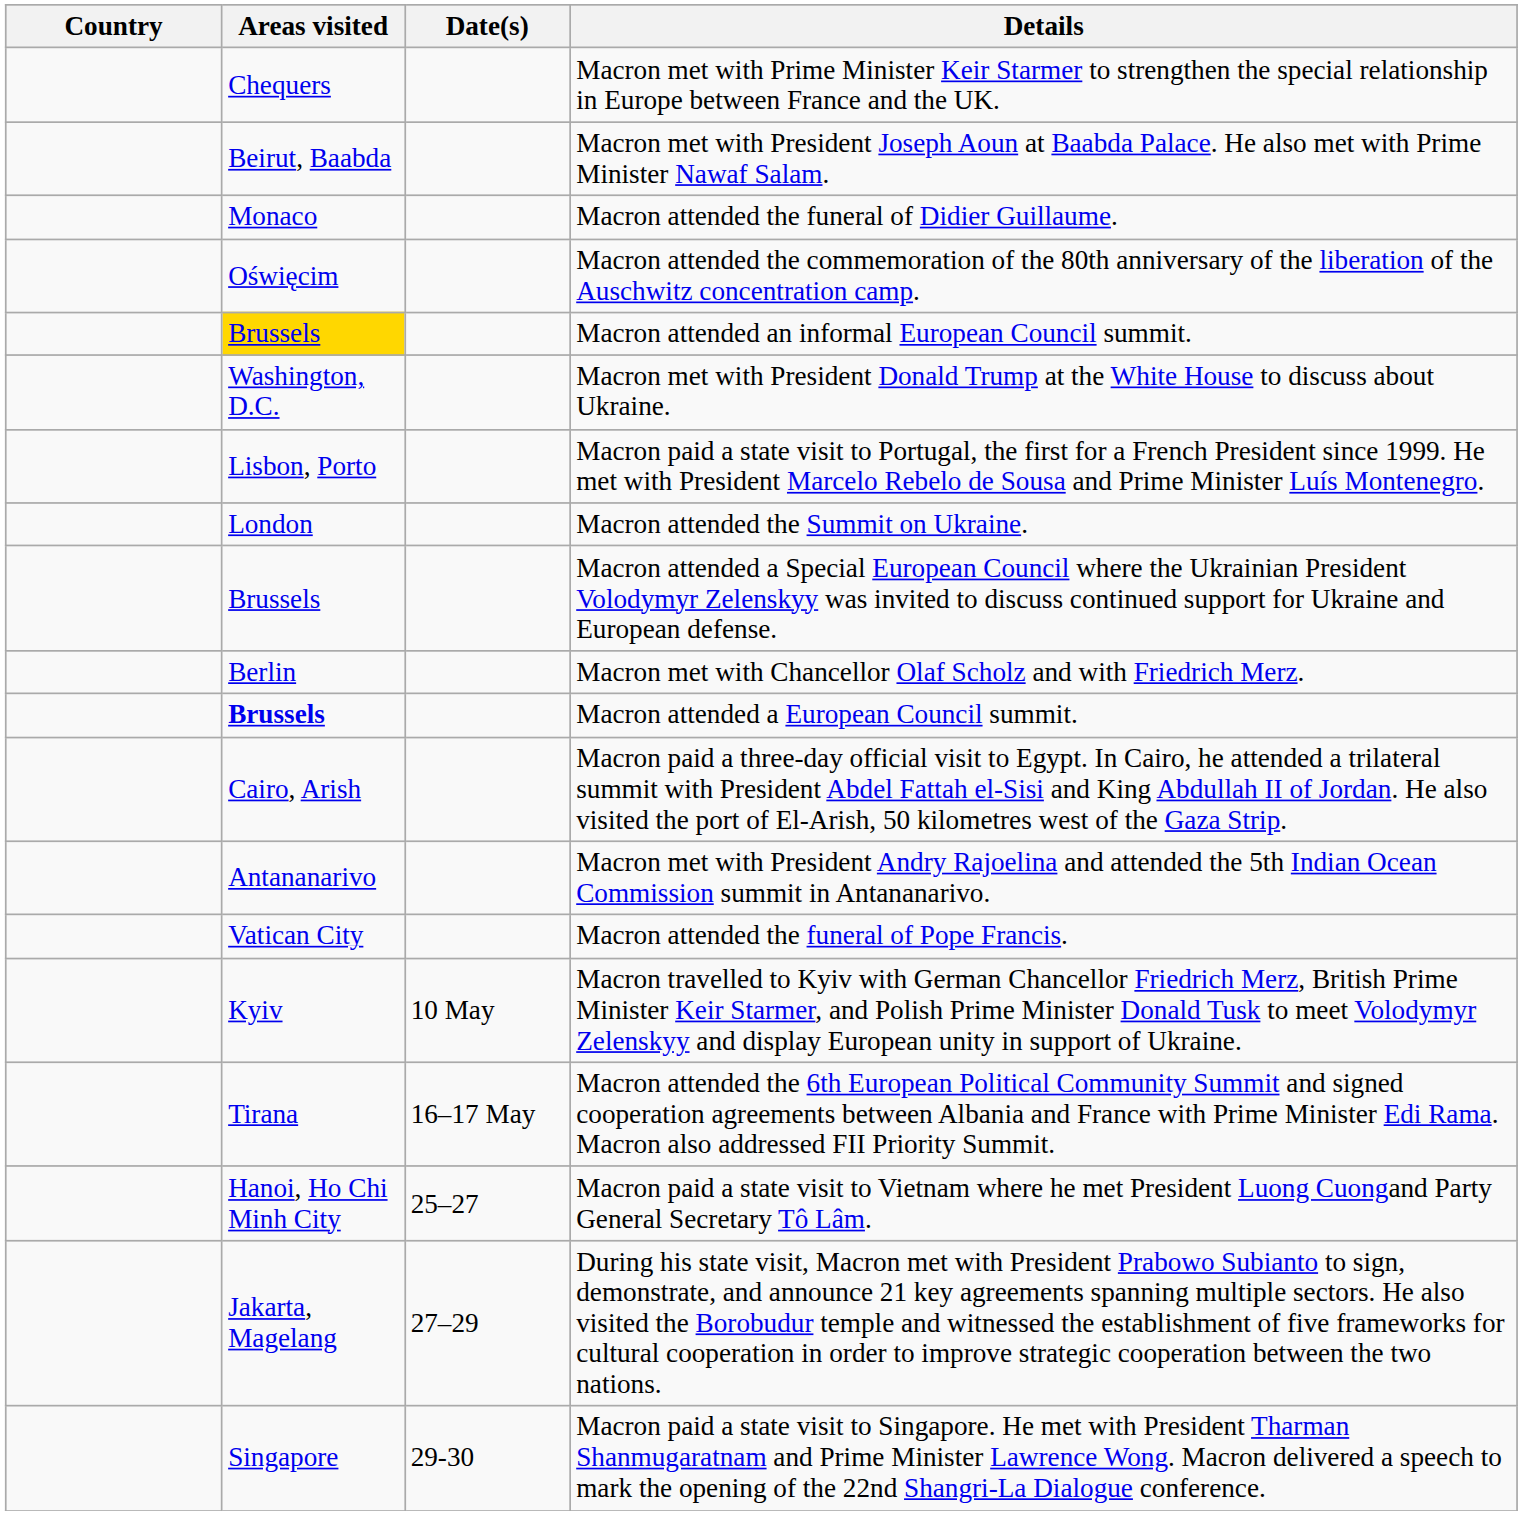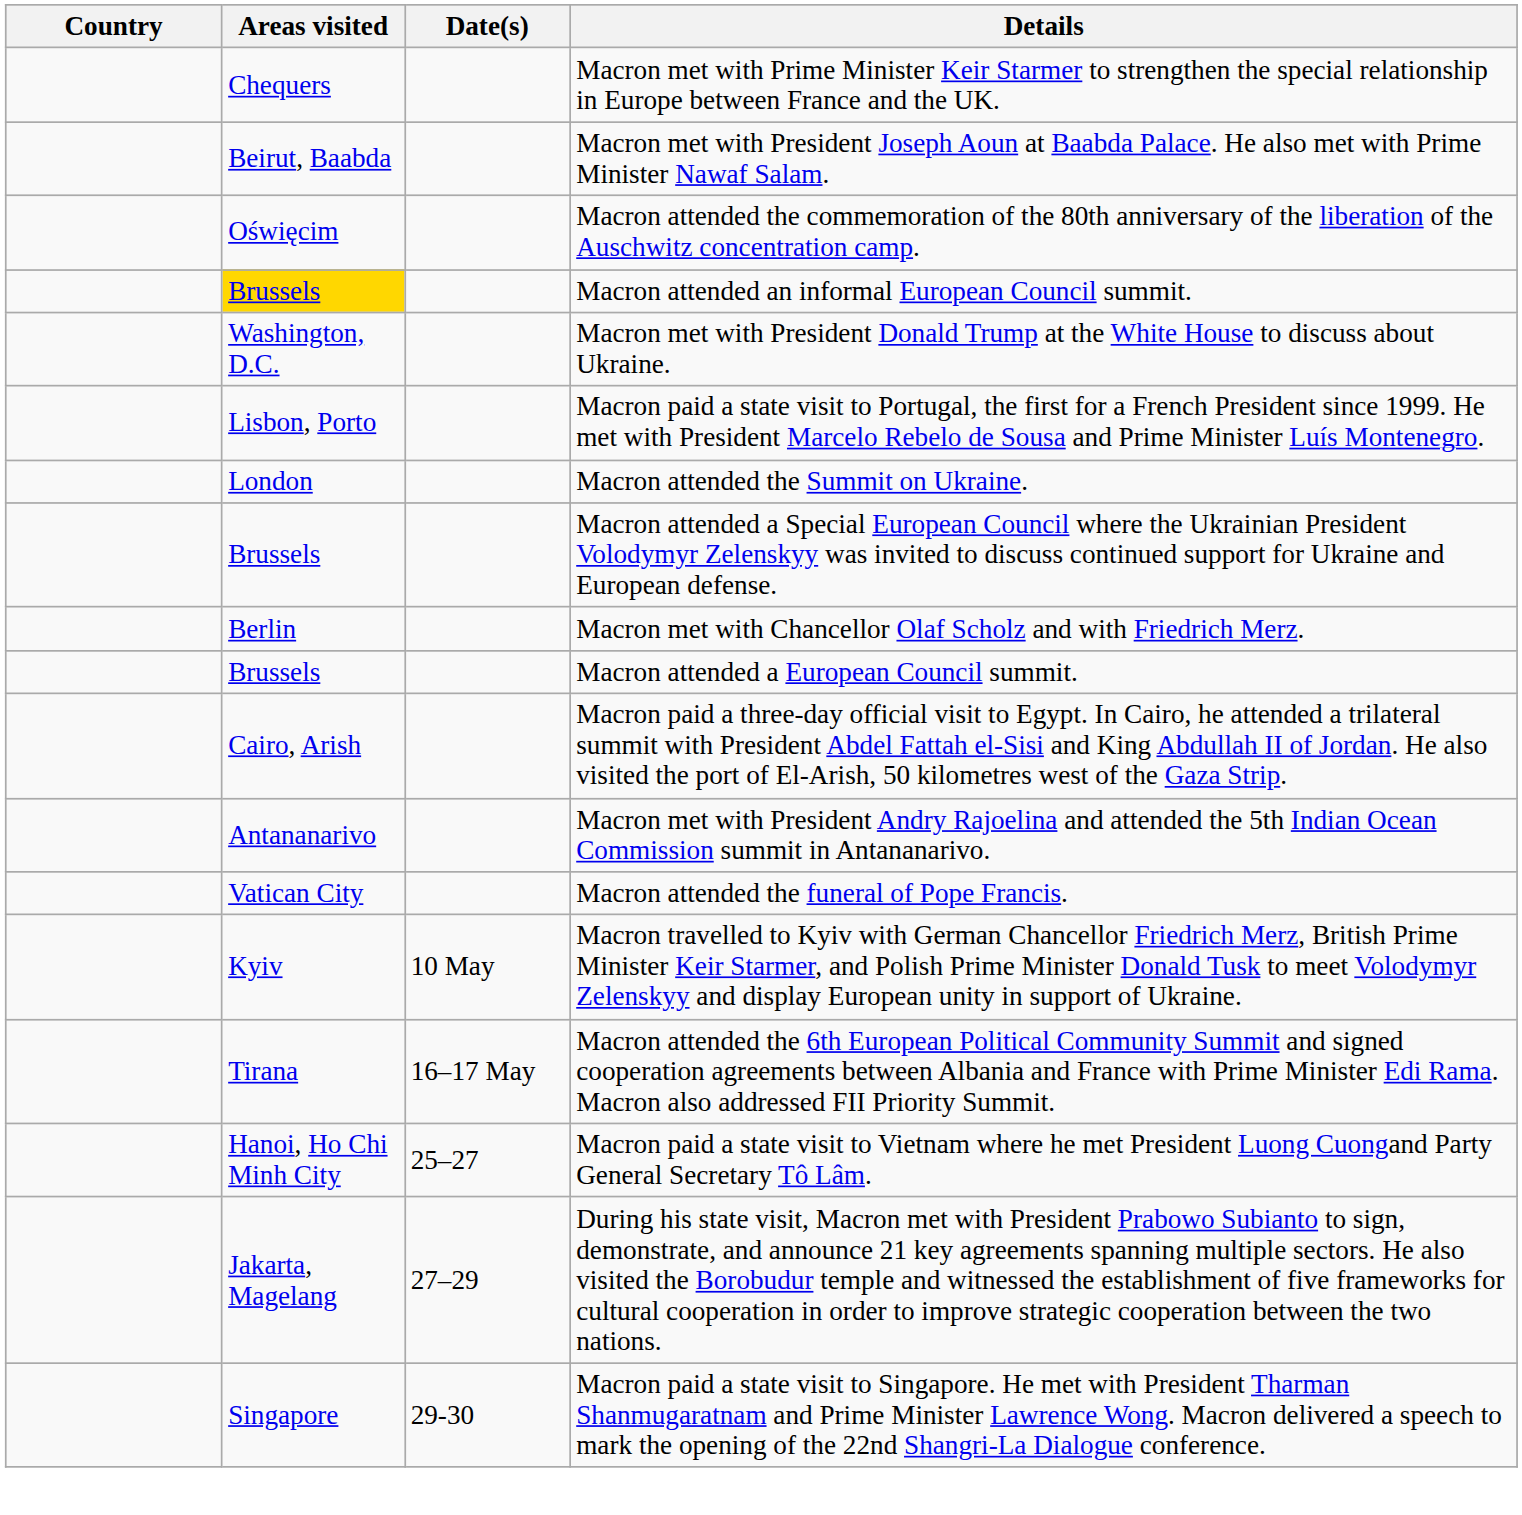- row: (847, 216)
(277, 714) bold -> (274, 671) normal
